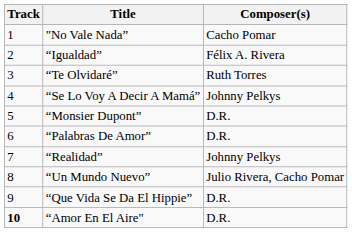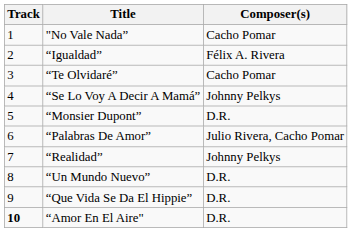(236, 75) Ruth Torres -> (241, 75) Cacho Pomar
(218, 136) D.R. -> (275, 136) Julio Rivera, Cacho Pomar
(275, 177) Julio Rivera, Cacho Pomar -> (218, 177) D.R.
